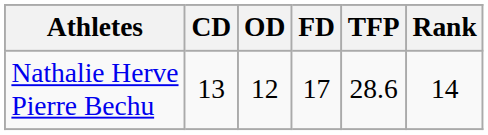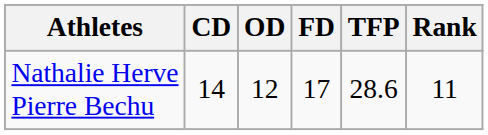(211, 89) 13 -> (211, 89) 14
(445, 89) 14 -> (445, 89) 11
